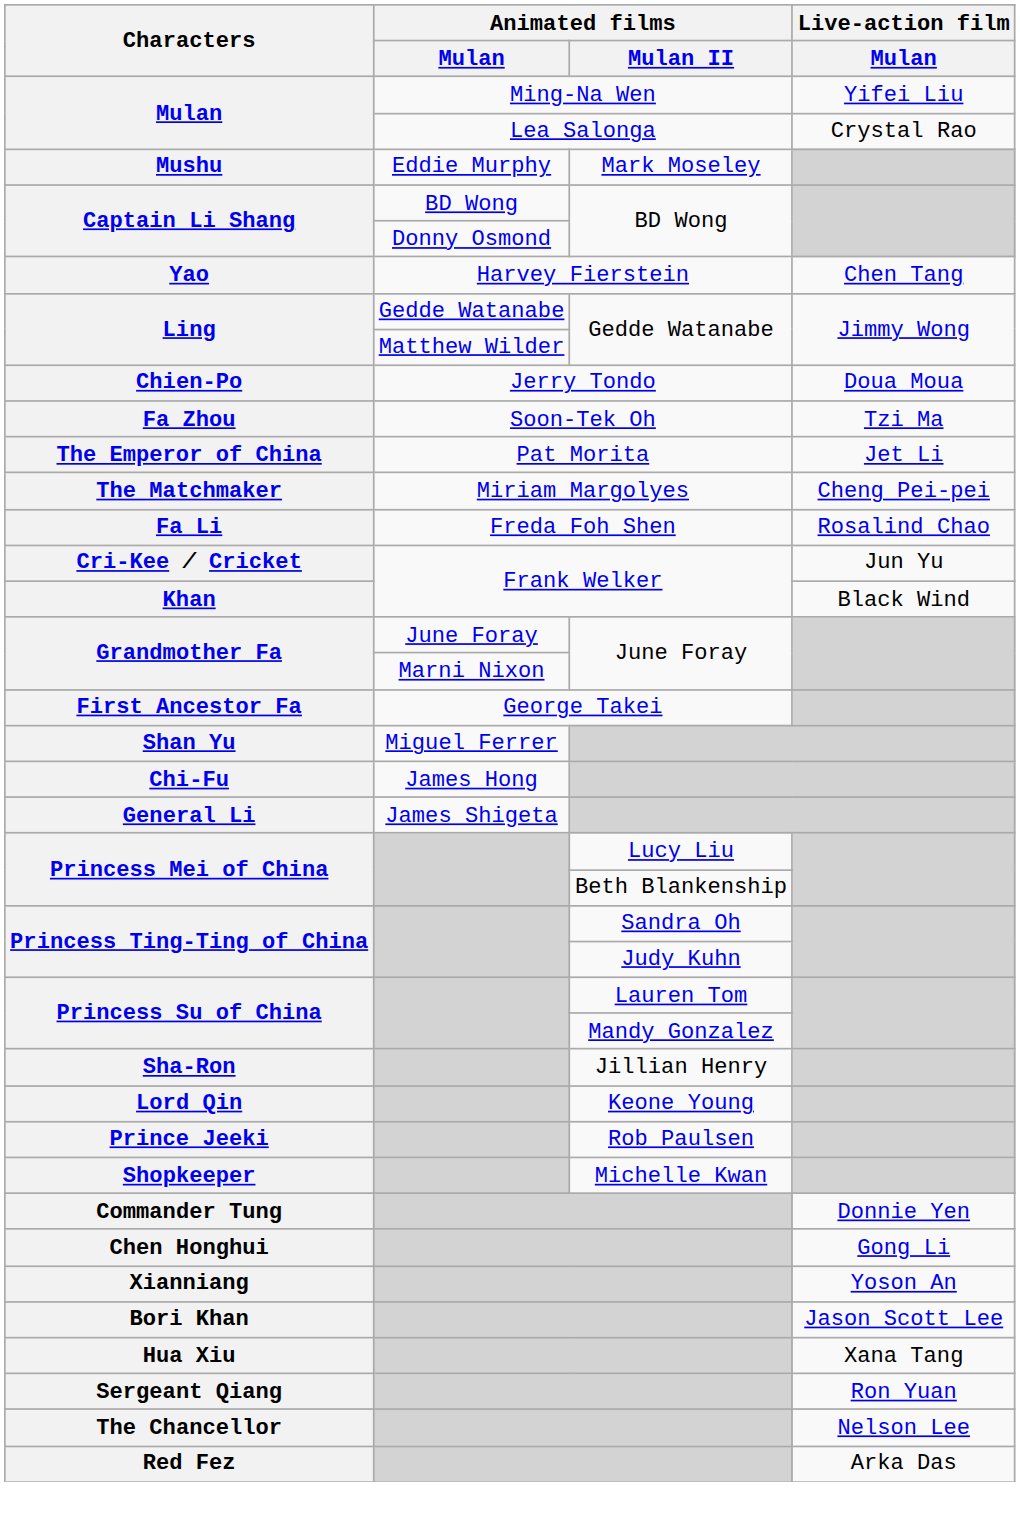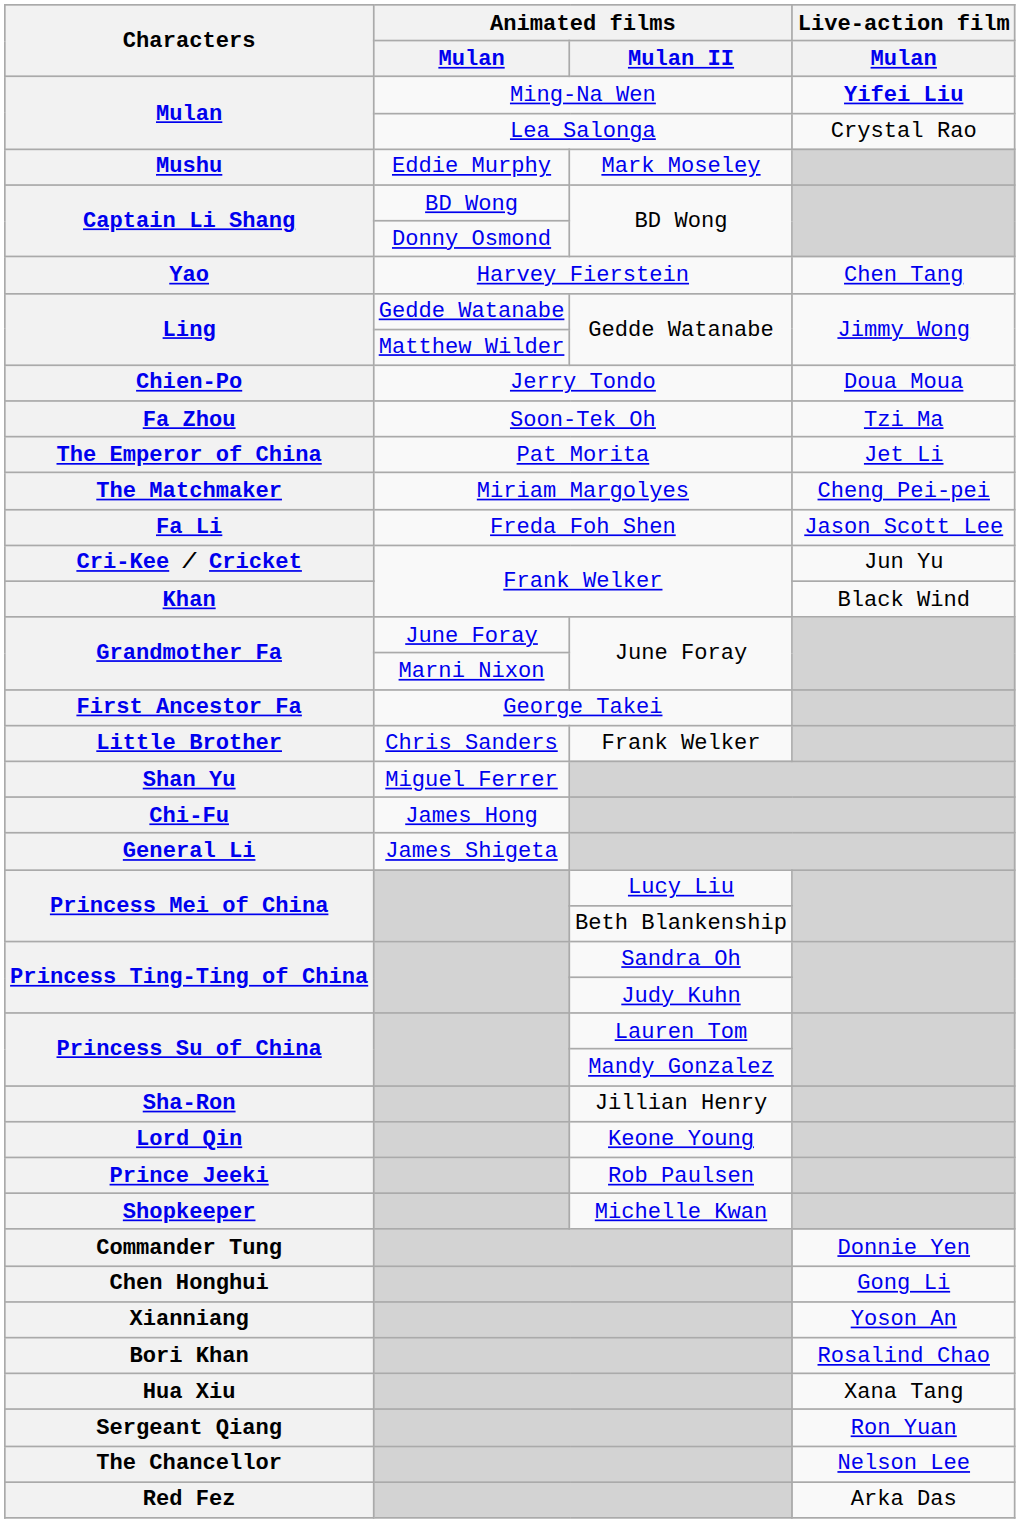(904, 95) normal -> (904, 95) bold
(904, 527) Rosalind Chao -> (904, 527) Jason Scott Lee
+ row: (189, 743)
(904, 1320) Jason Scott Lee -> (904, 1356) Rosalind Chao
